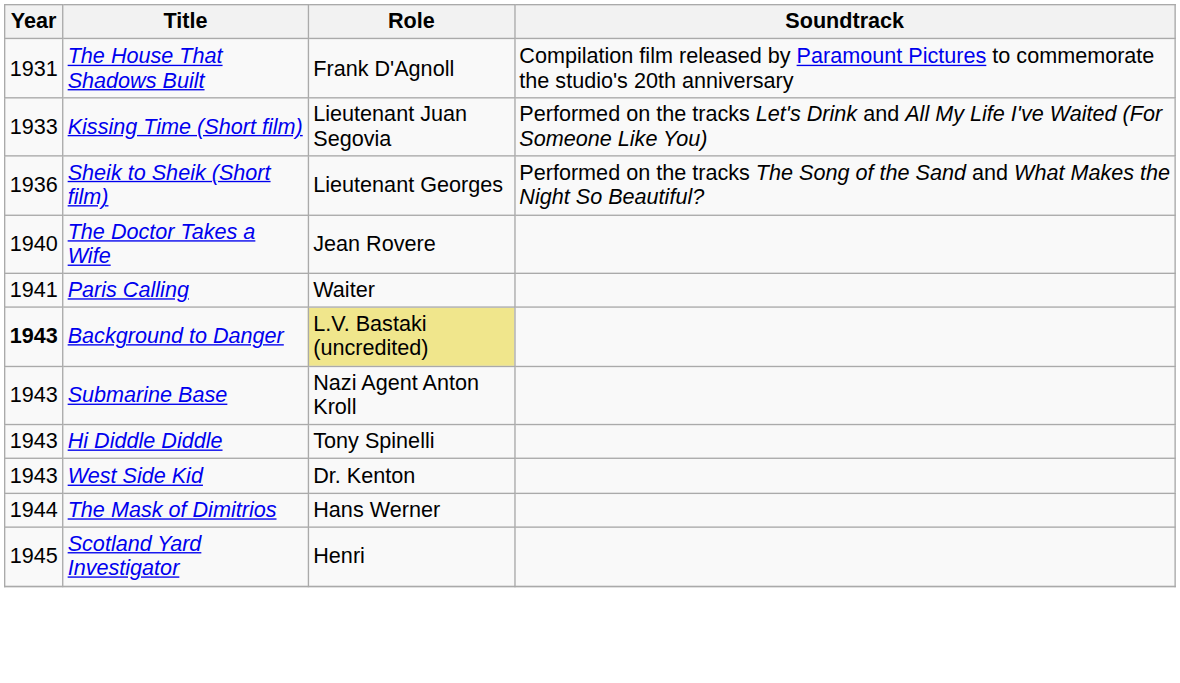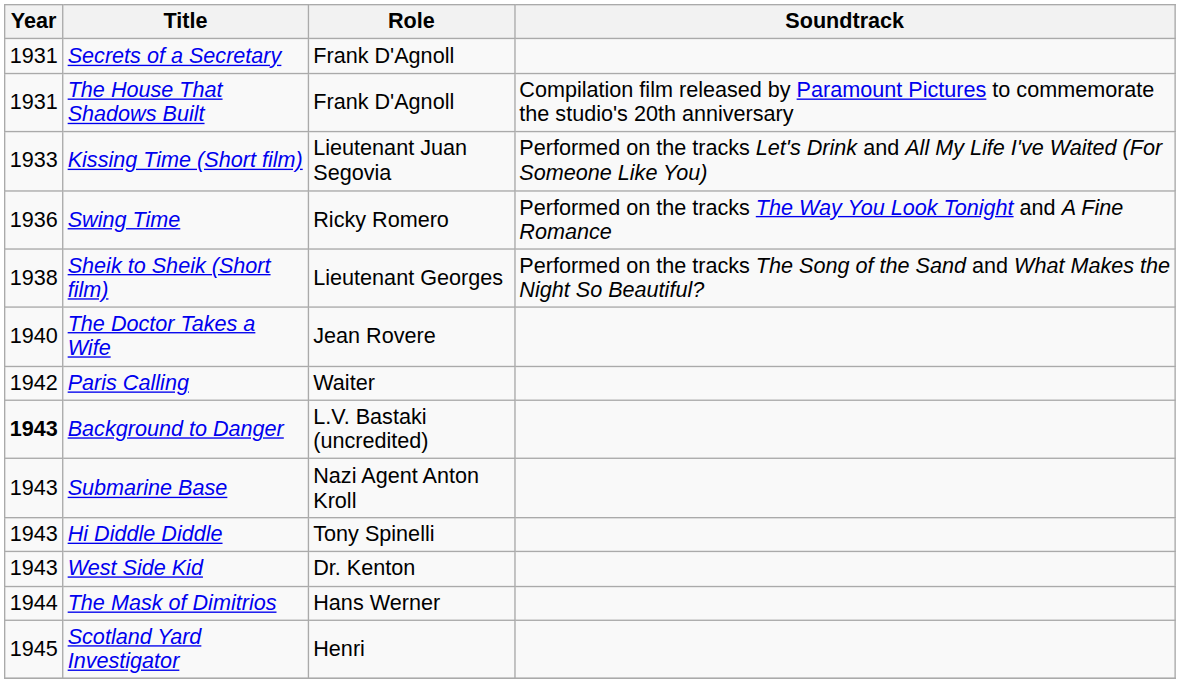+ row: (175, 55)
+ row: (124, 219)
(34, 185) 1936 -> (34, 277) 1938
(34, 290) 1941 -> (34, 382) 1942
(371, 336) khaki background -> (371, 429) no background
